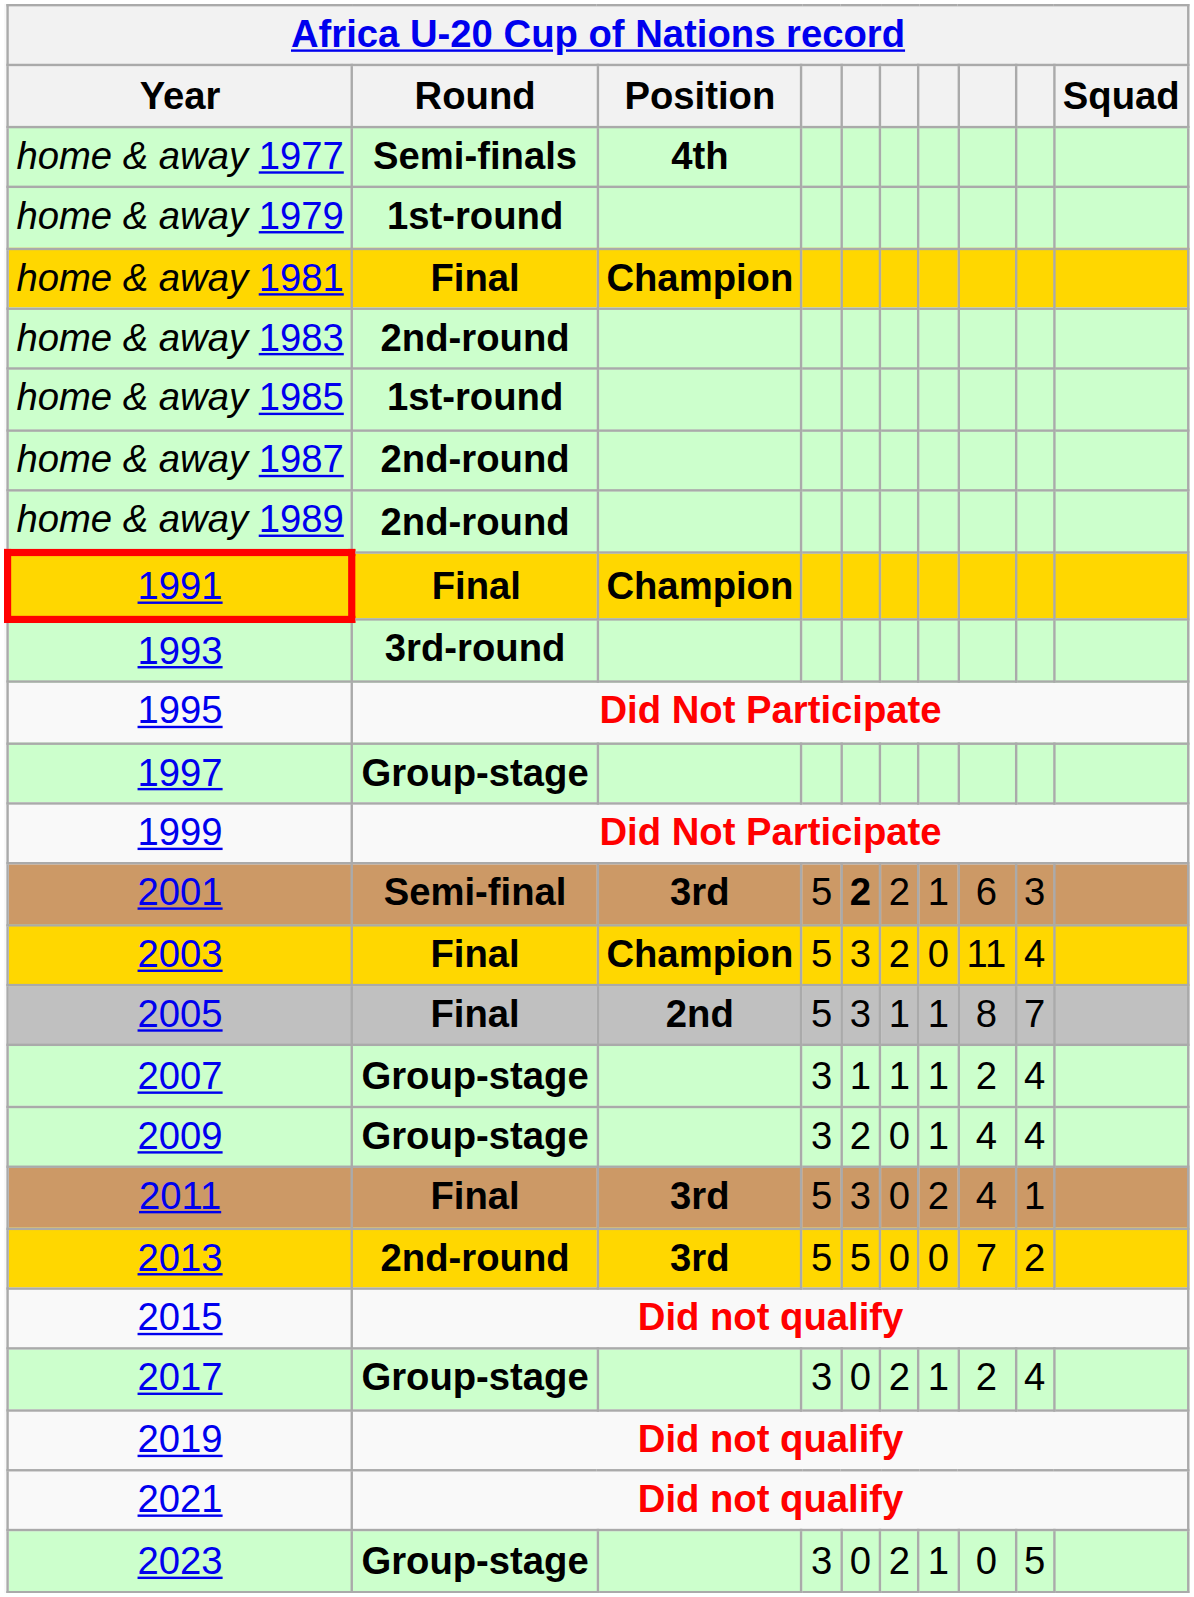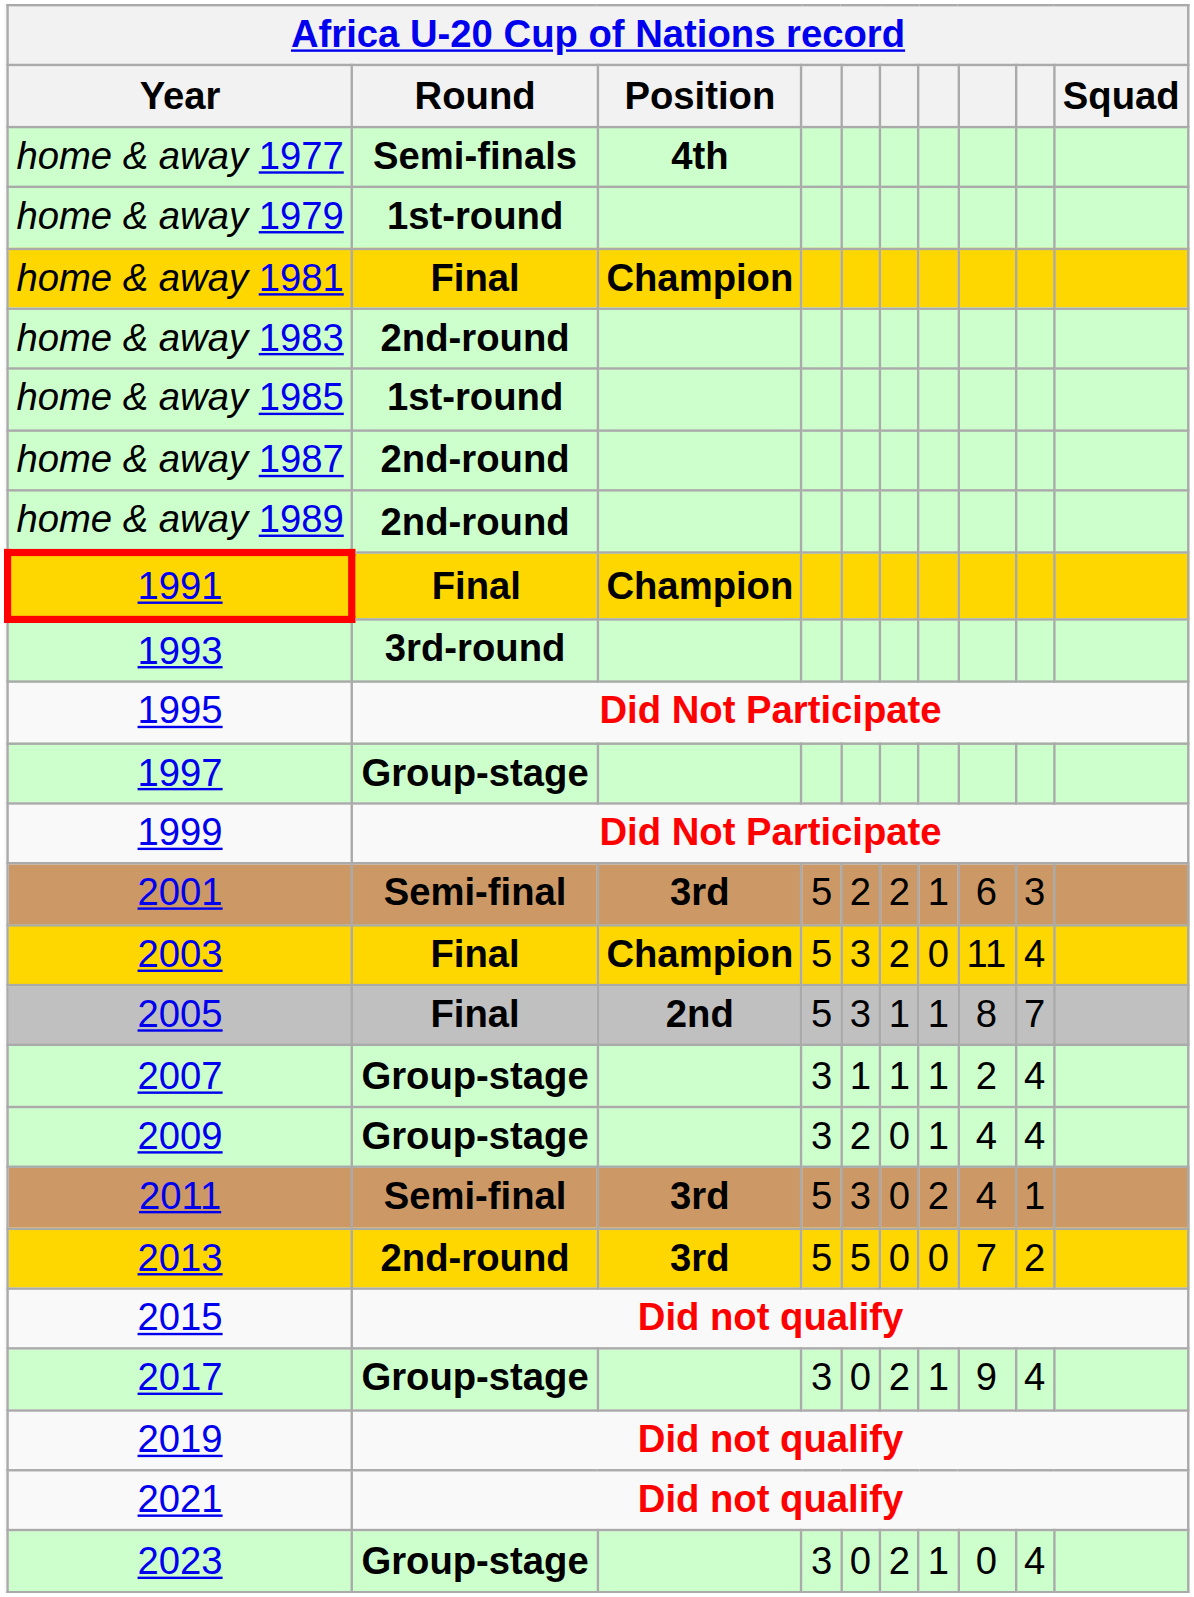(861, 893) bold -> (861, 893) normal
(475, 1196) Final -> (475, 1196) Semi-final
(986, 1378) 2 -> (986, 1378) 9
(1035, 1560) 5 -> (1035, 1560) 4
